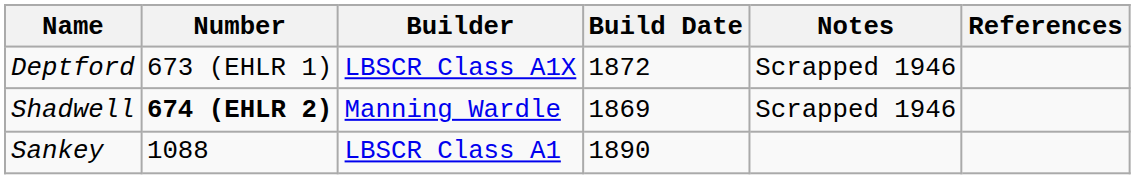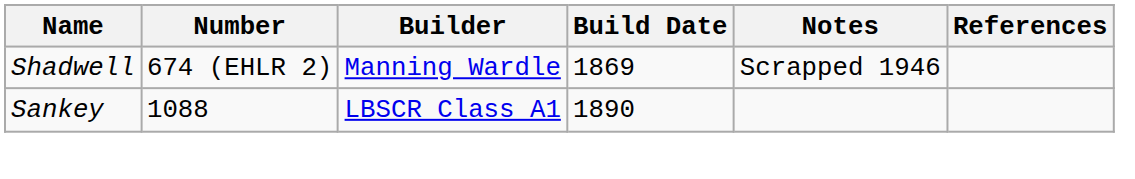- row: (73, 68)
(240, 110) bold -> (240, 68) normal
